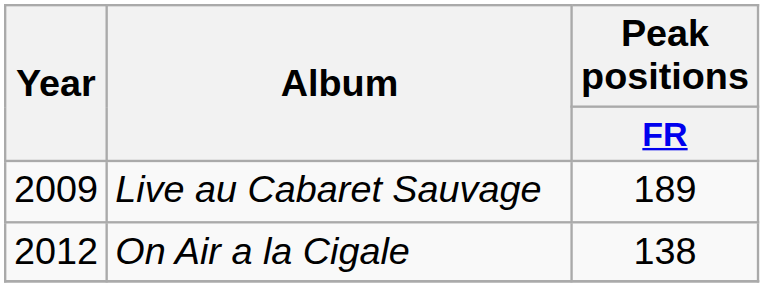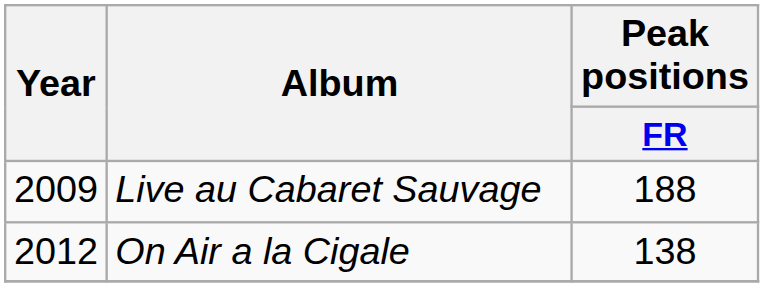(665, 190) 189 -> (665, 190) 188
